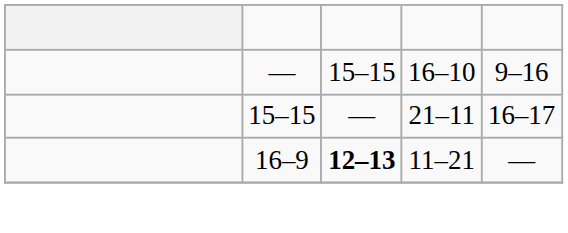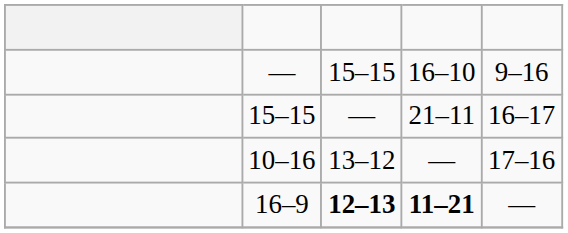+ row: (282, 160)
(442, 160) normal -> (442, 204) bold
